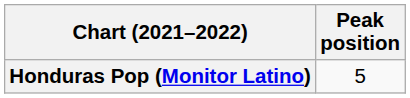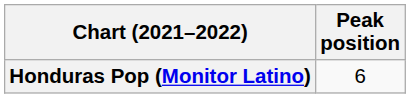(360, 76) 5 -> (360, 76) 6
